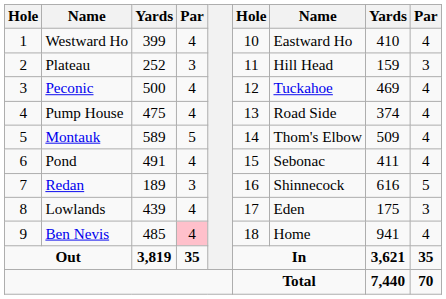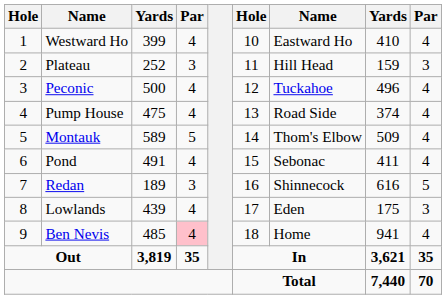(388, 88) 469 -> (388, 88) 496
